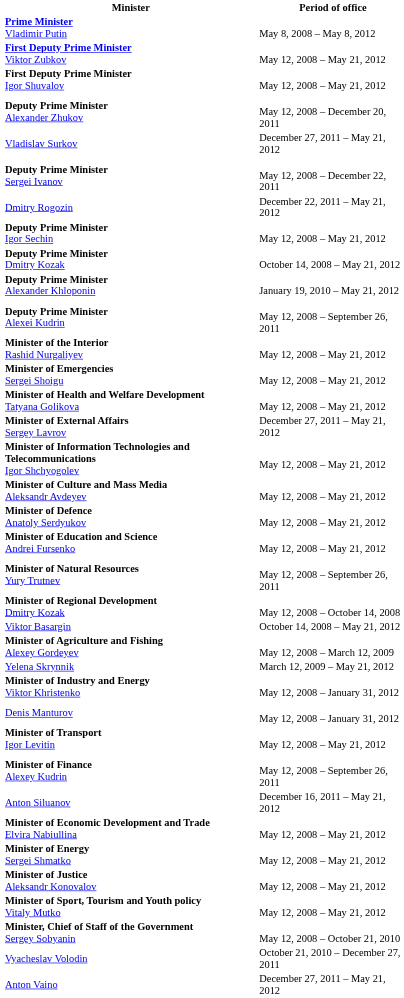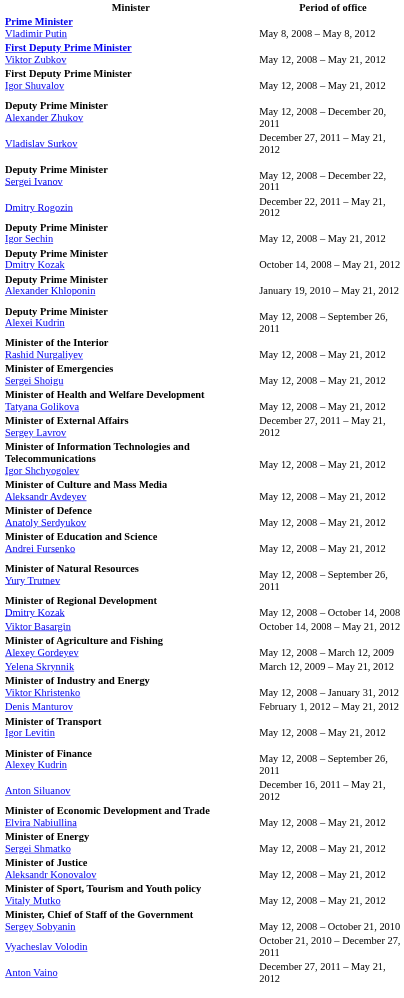(329, 719) May 12, 2008 – January 31, 2012 -> (329, 707) February 1, 2012 – May 21, 2012
